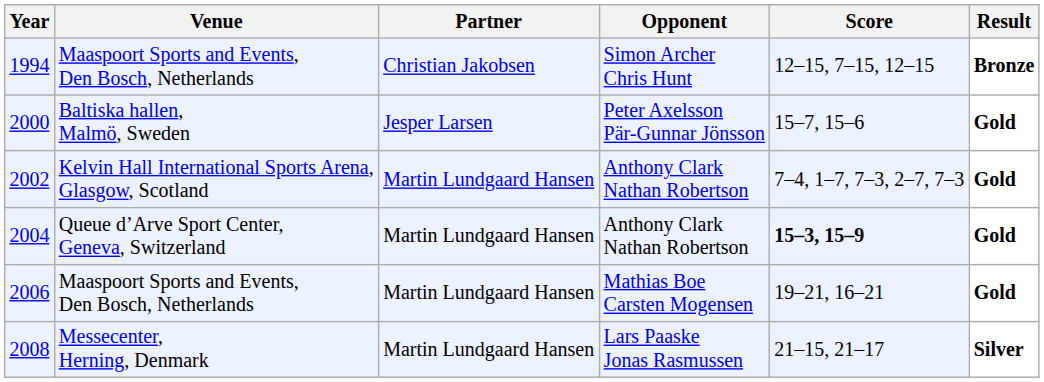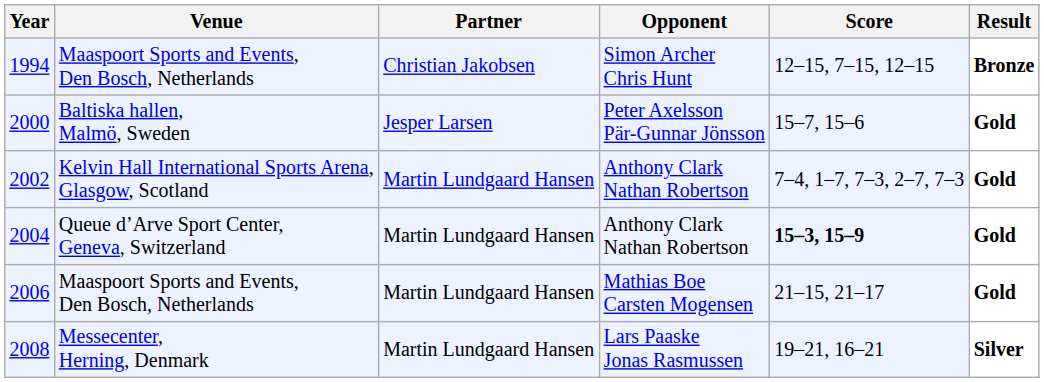(829, 292) 19–21, 16–21 -> (829, 292) 21–15, 21–17
(829, 349) 21–15, 21–17 -> (829, 349) 19–21, 16–21
